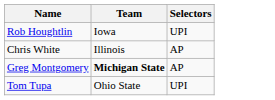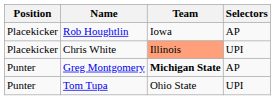+ column: (32, 13)
(179, 31) UPI -> (233, 31) AP
(109, 50) no background -> (165, 50) lightsalmon background
(177, 50) AP -> (235, 50) UPI
